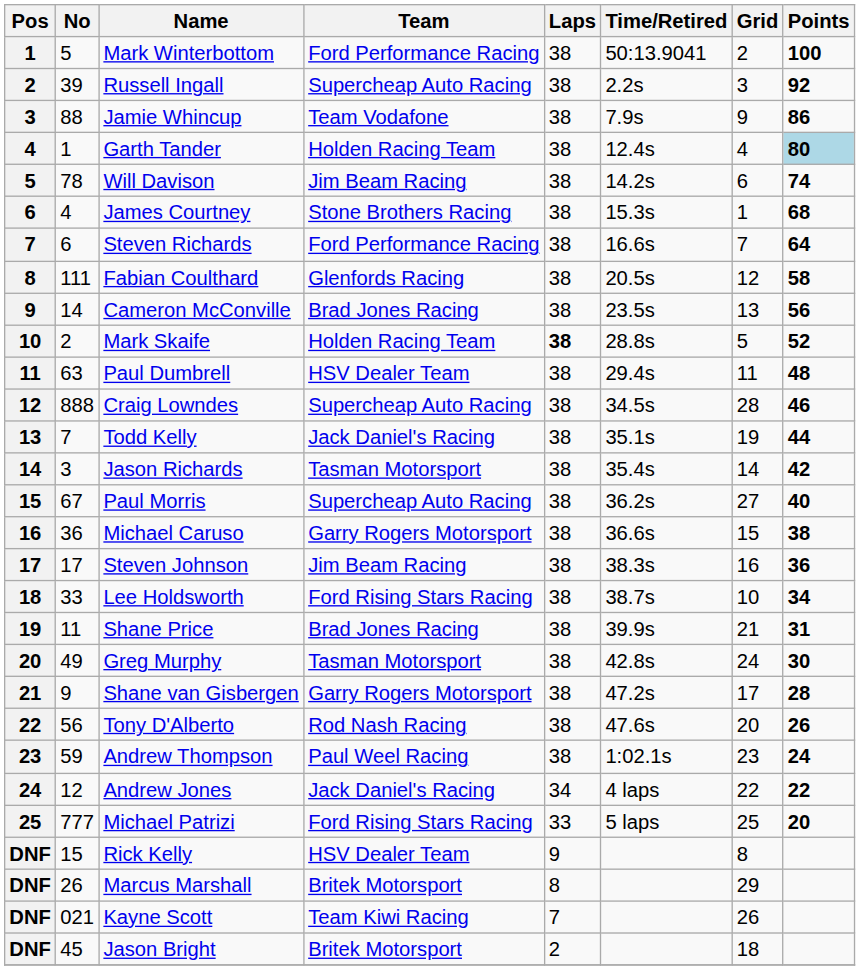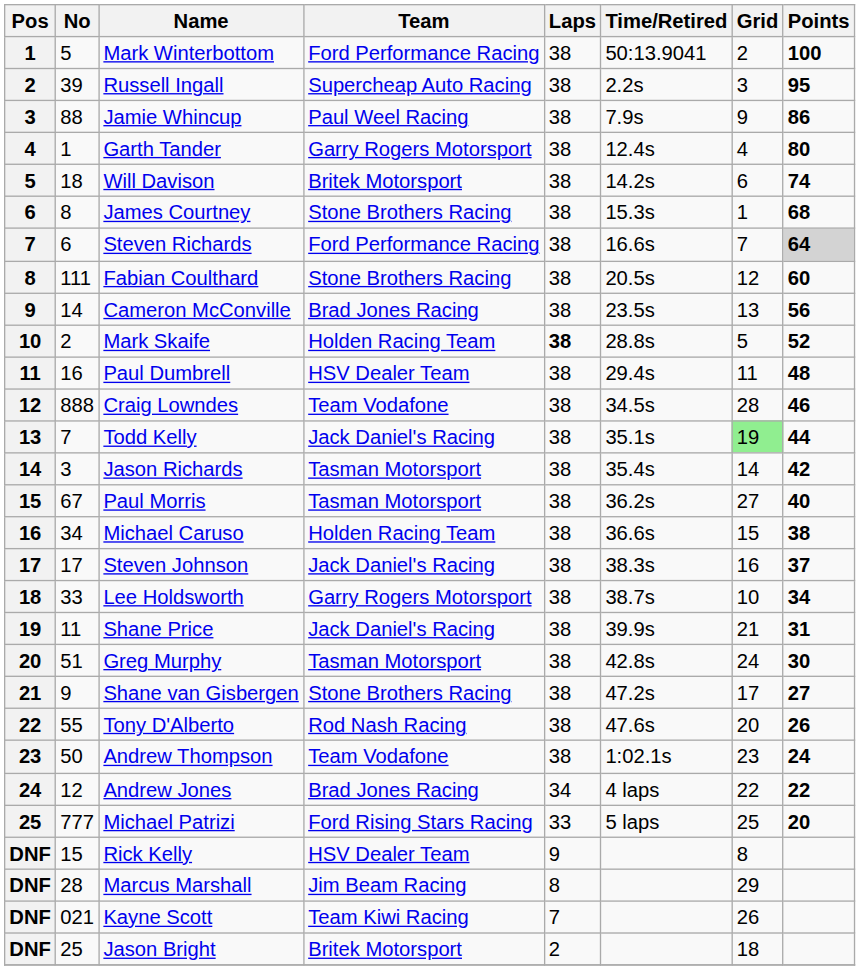(799, 85) 92 -> (799, 85) 95
(378, 117) Team Vodafone -> (388, 117) Paul Weel Racing
(402, 149) Holden Racing Team -> (420, 149) Garry Rogers Motorsport
(799, 149) lightblue background -> (799, 149) no background
(72, 181) 78 -> (72, 181) 18
(387, 181) Jim Beam Racing -> (385, 181) Britek Motorsport
(66, 213) 4 -> (66, 213) 8
(799, 245) no background -> (799, 245) lightgrey background
(386, 277) Glenfords Racing -> (410, 277) Stone Brothers Racing
(799, 277) 58 -> (799, 277) 60
(72, 373) 63 -> (72, 373) 16
(420, 405) Supercheap Auto Racing -> (378, 405) Team Vodafone
(748, 437) no background -> (748, 437) lightgreen background
(420, 501) Supercheap Auto Racing -> (395, 501) Tasman Motorsport
(72, 533) 36 -> (72, 533) 34
(420, 533) Garry Rogers Motorsport -> (402, 533) Holden Racing Team
(387, 565) Jim Beam Racing -> (402, 565) Jack Daniel's Racing
(799, 565) 36 -> (799, 565) 37
(420, 597) Ford Rising Stars Racing -> (420, 597) Garry Rogers Motorsport
(394, 629) Brad Jones Racing -> (402, 629) Jack Daniel's Racing
(72, 661) 49 -> (72, 661) 51
(420, 693) Garry Rogers Motorsport -> (410, 693) Stone Brothers Racing
(799, 693) 28 -> (799, 693) 27
(72, 725) 56 -> (72, 725) 55
(72, 757) 59 -> (72, 757) 50
(388, 757) Paul Weel Racing -> (378, 757) Team Vodafone
(402, 789) Jack Daniel's Racing -> (394, 789) Brad Jones Racing
(72, 885) 26 -> (72, 885) 28
(385, 885) Britek Motorsport -> (387, 885) Jim Beam Racing
(72, 949) 45 -> (72, 949) 25
